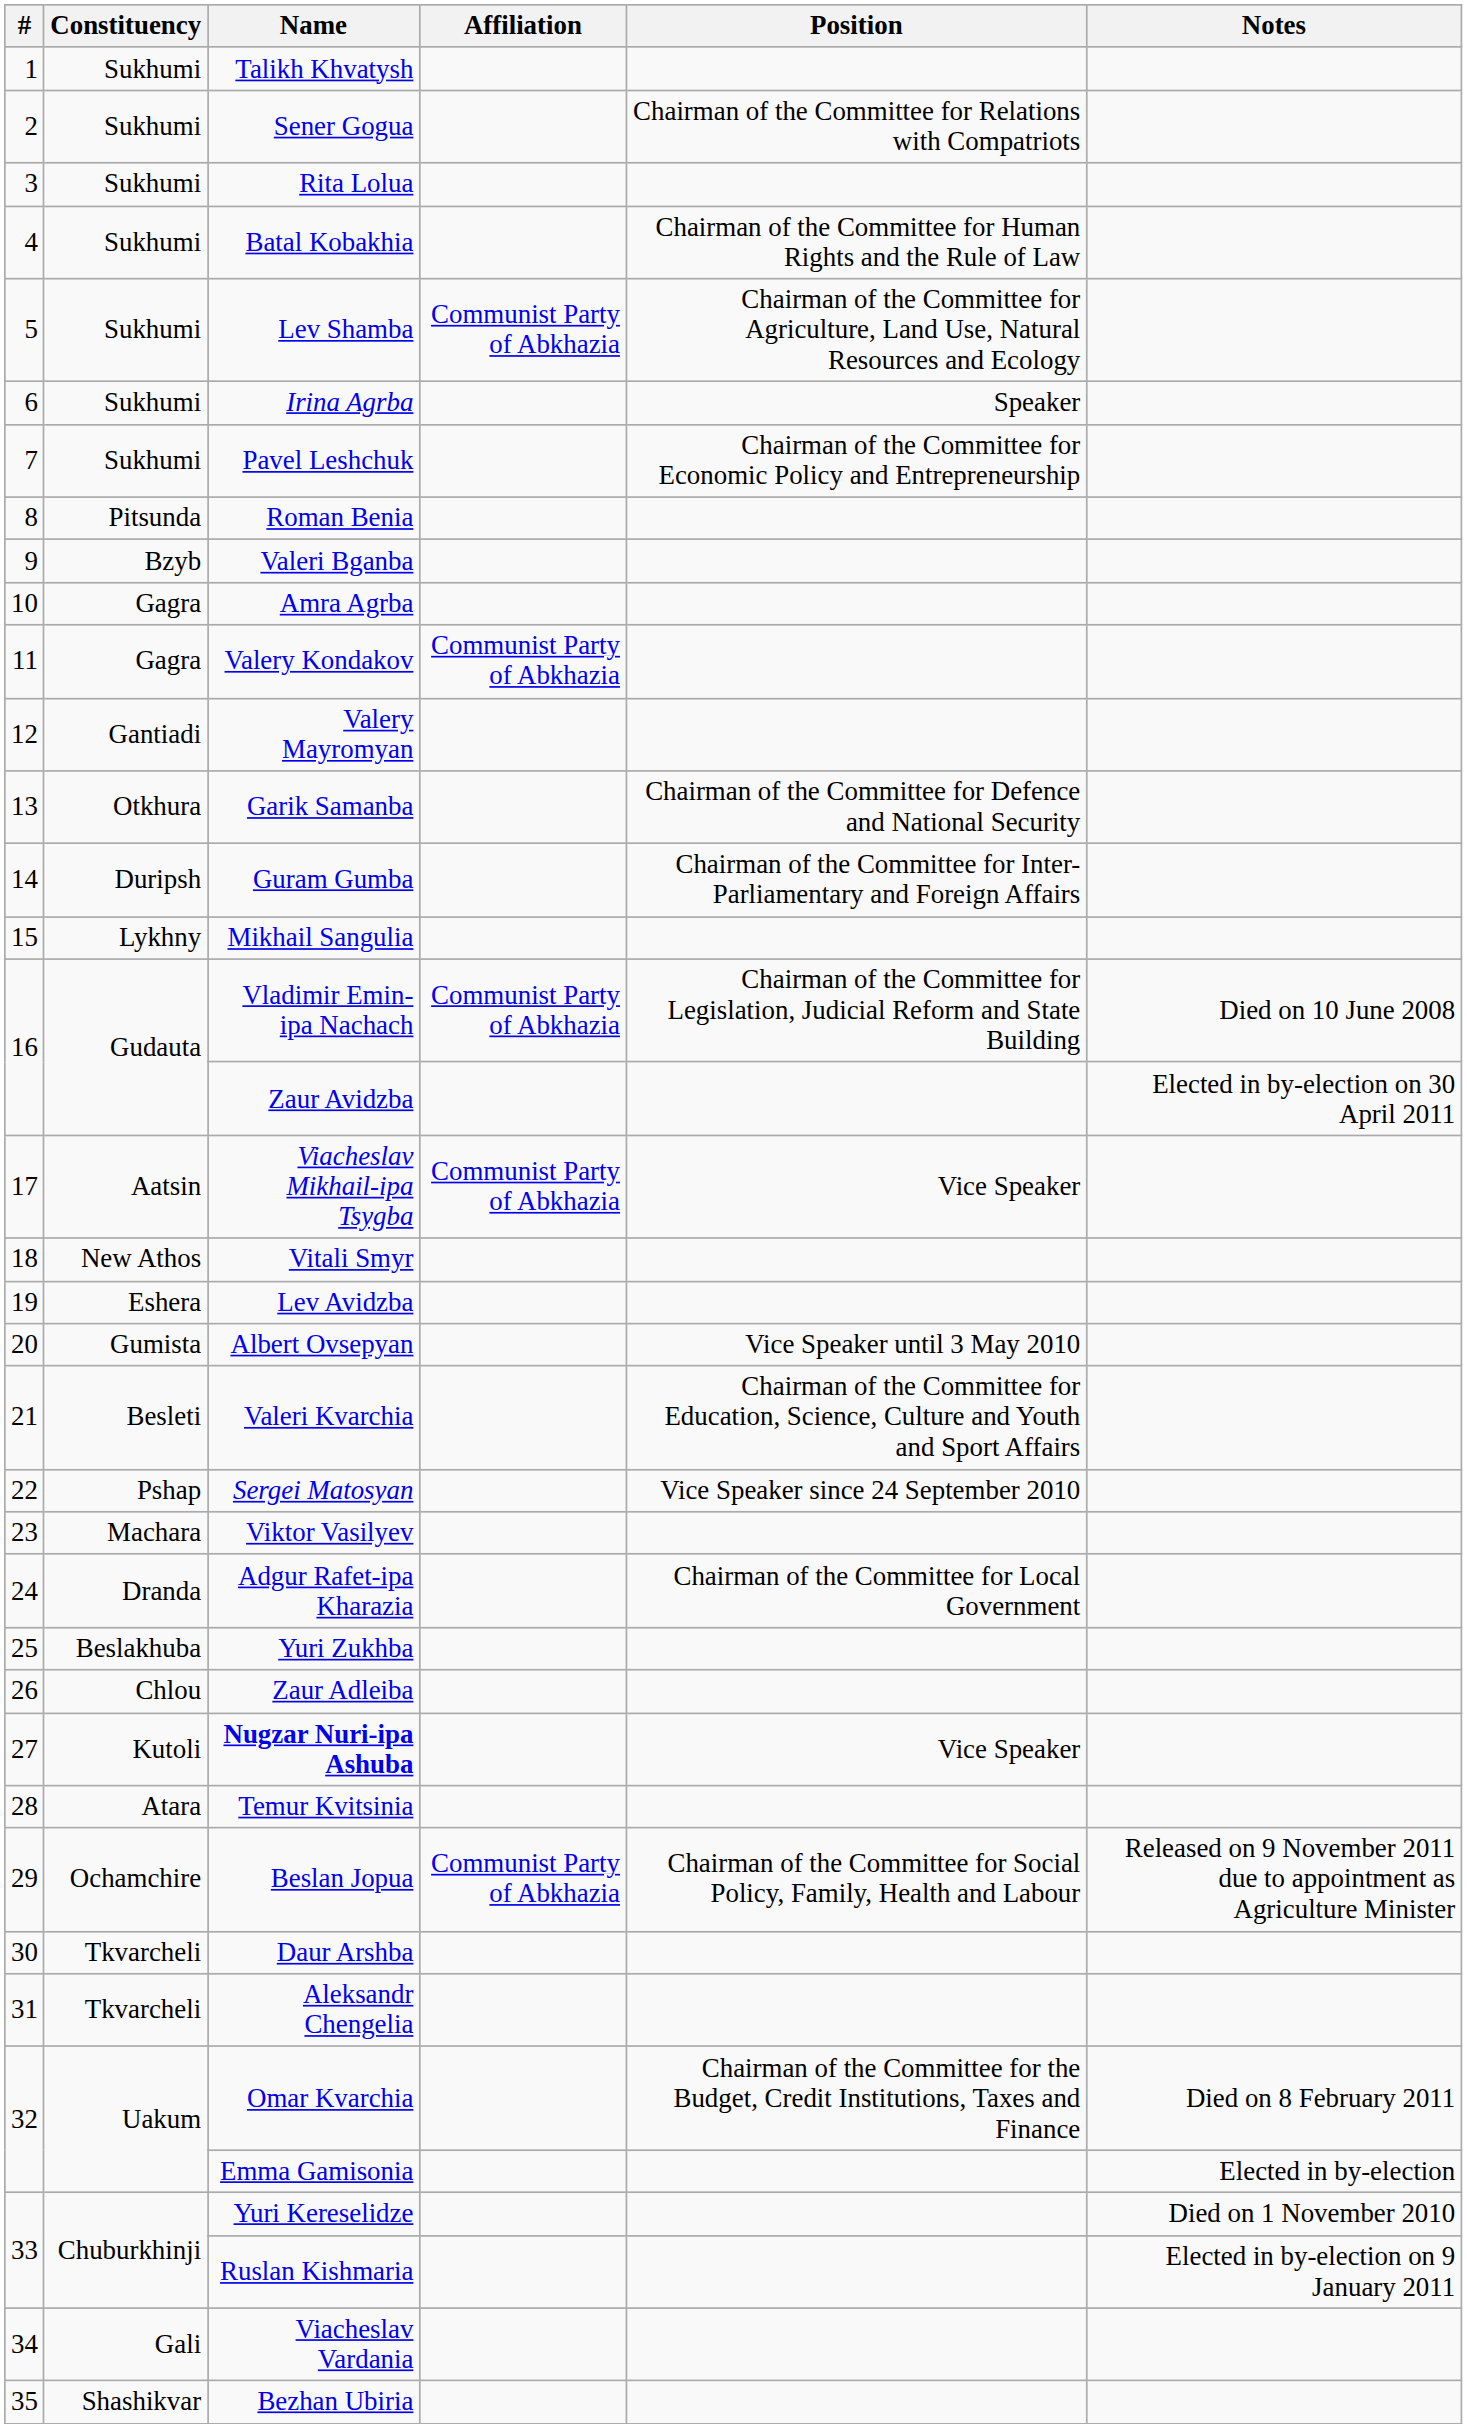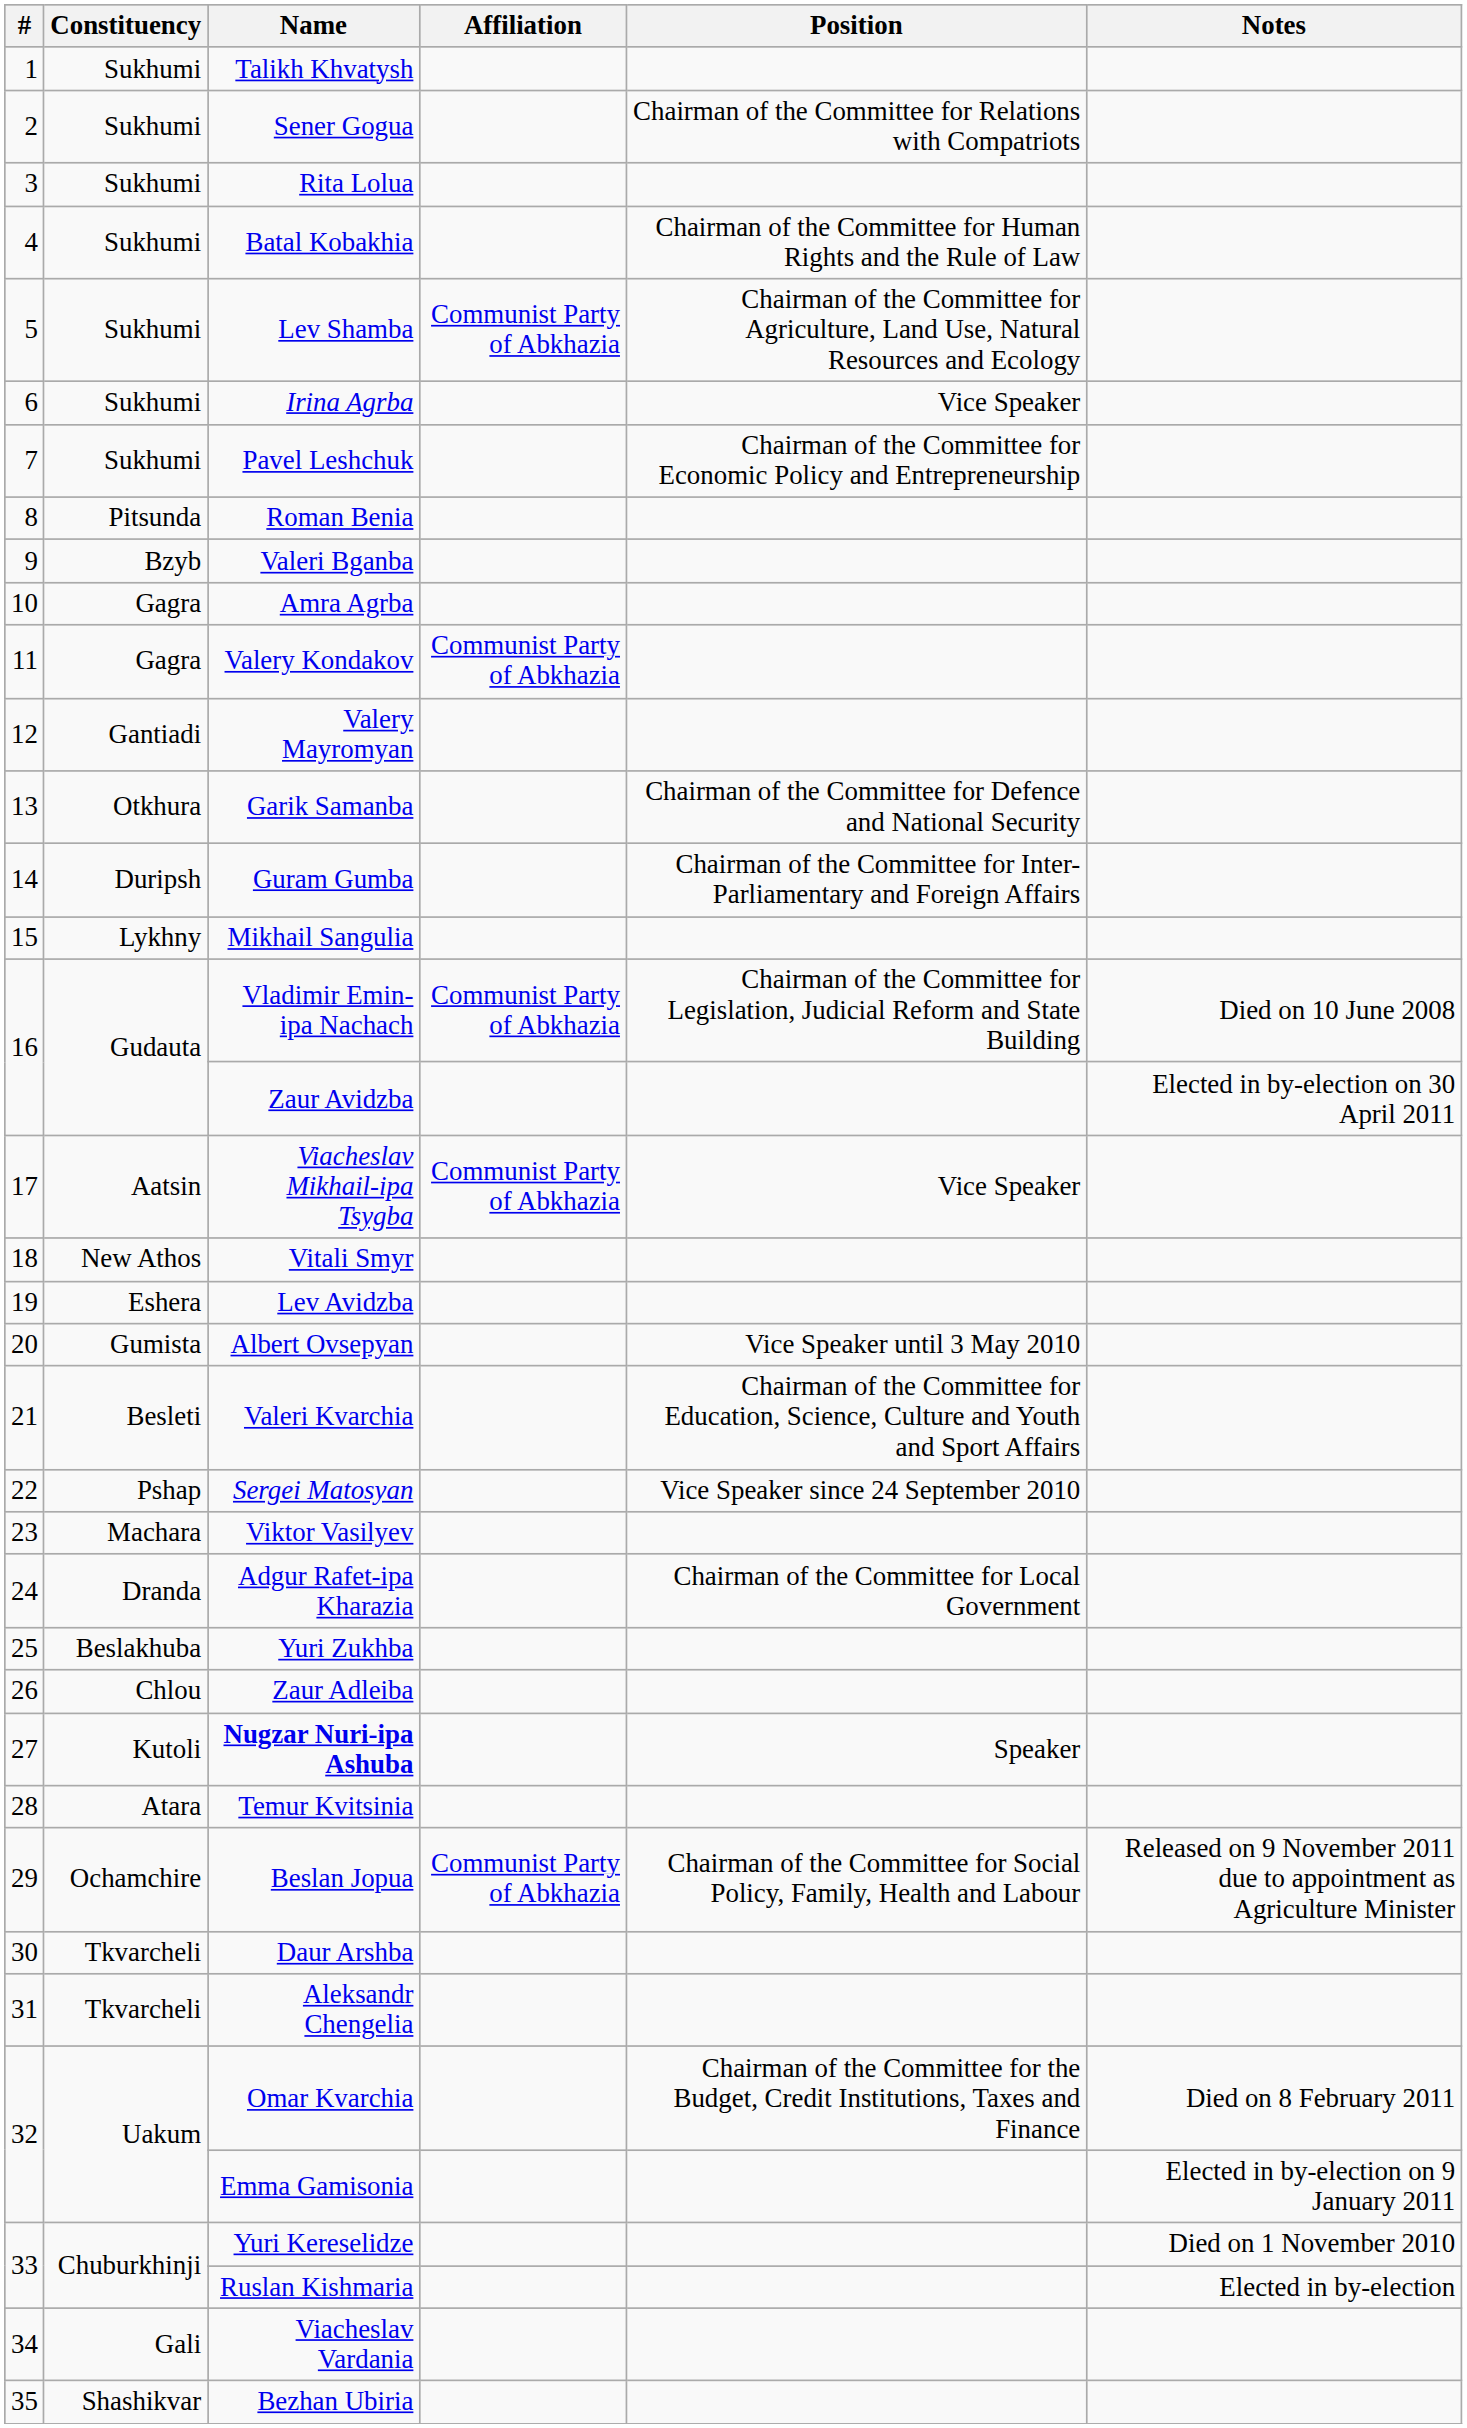(1037, 402) Speaker -> (1009, 402) Vice Speaker
(1009, 1748) Vice Speaker -> (1037, 1748) Speaker
(1337, 2170) Elected in by-election -> (1310, 2185) Elected in by-election on 9 January 2011
(1310, 2271) Elected in by-election on 9 January 2011 -> (1337, 2286) Elected in by-election
